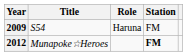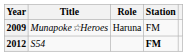(38, 27) S54 -> (69, 28) Munapoke☆Heroes
(69, 43) Munapoke☆Heroes -> (38, 43) S54
